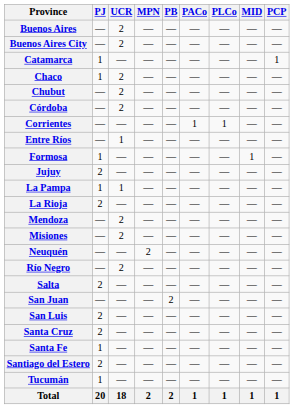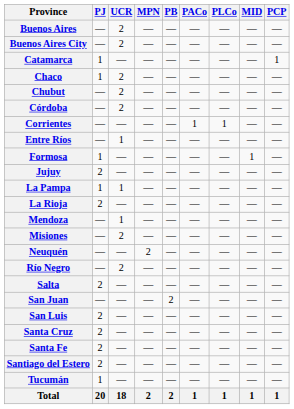(121, 220) 2 -> (121, 220) 1
(100, 348) 1 -> (100, 348) 2
